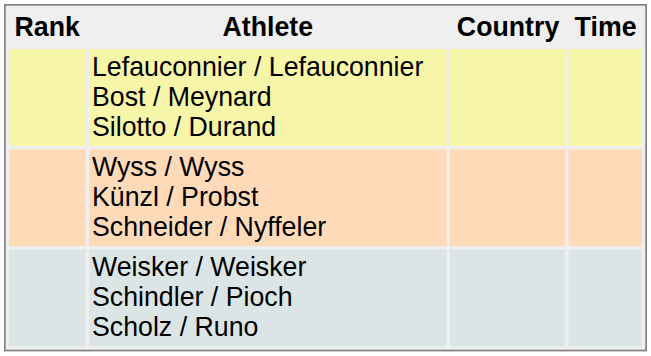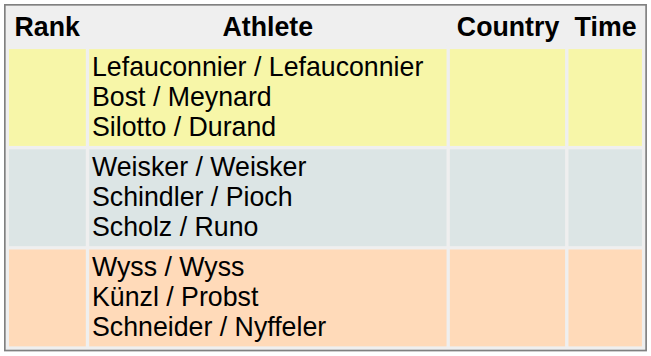rows swapped: (199, 297) <-> (209, 197)
